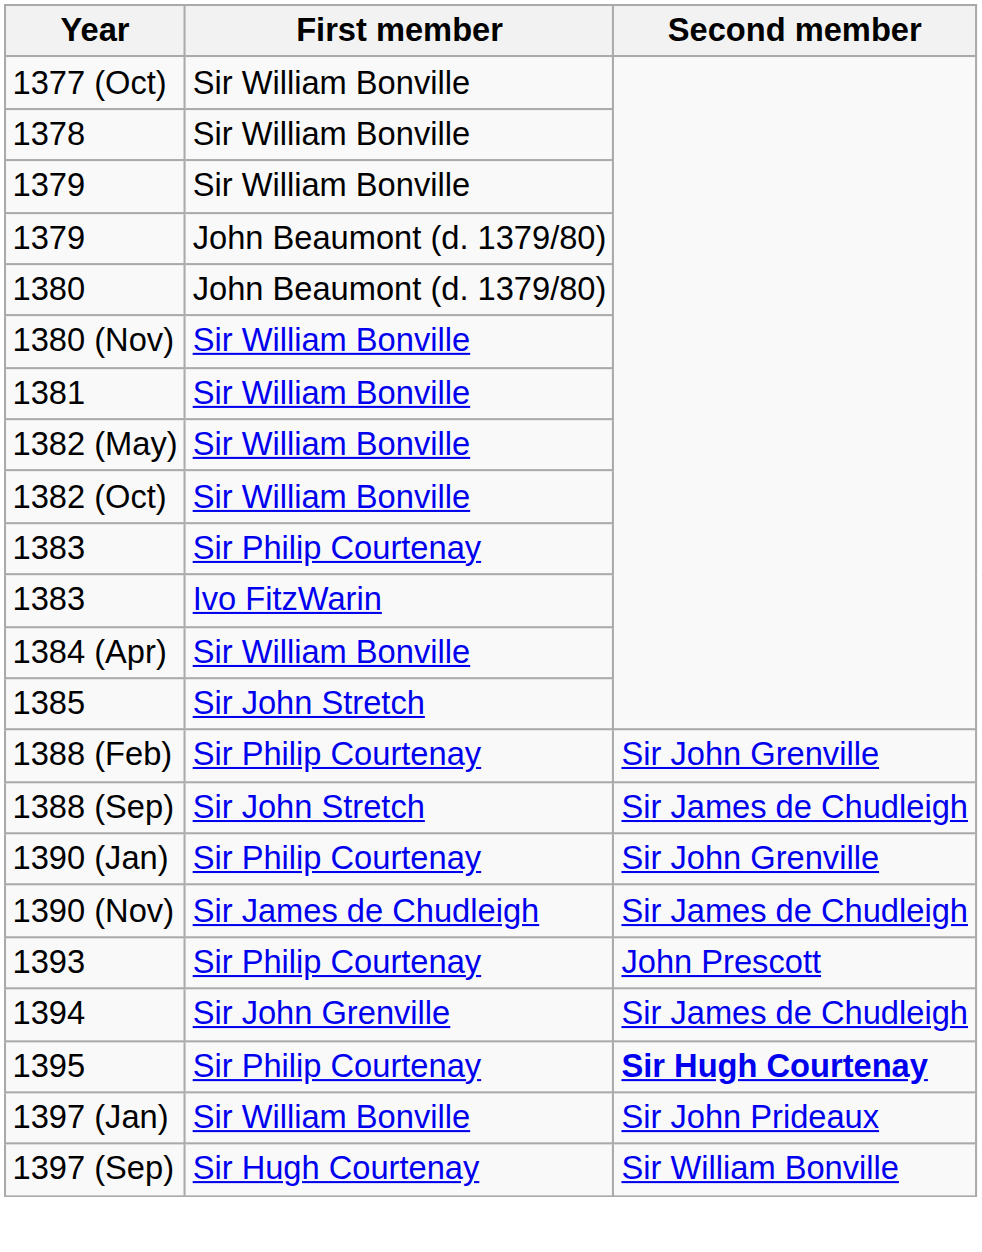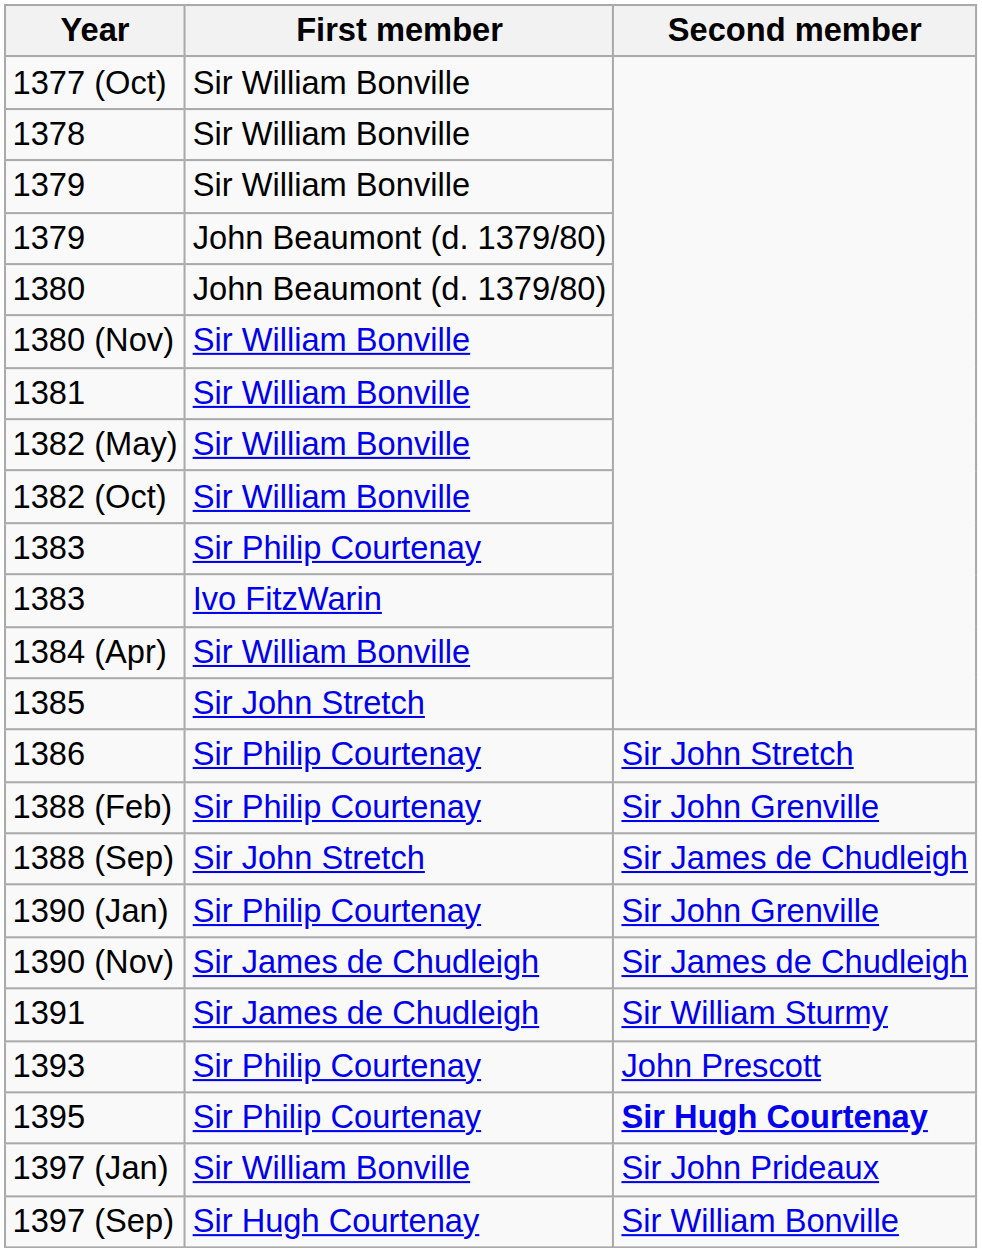+ row: (49, 755)
+ row: (49, 1013)
- row: (49, 1013)
